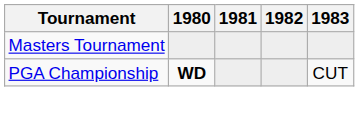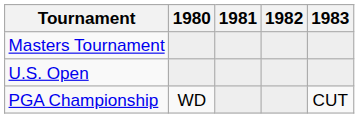+ row: (49, 73)
(192, 73) bold -> (192, 100) normal
